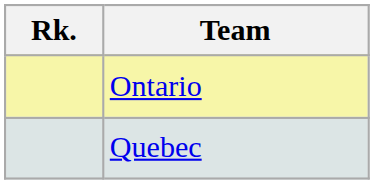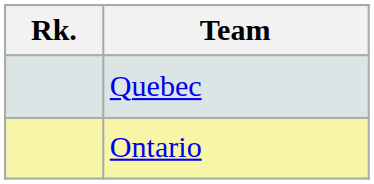rows swapped: (156, 85) <-> (156, 147)
